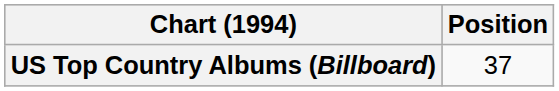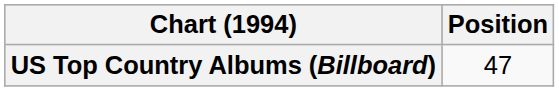(498, 65) 37 -> (498, 65) 47
